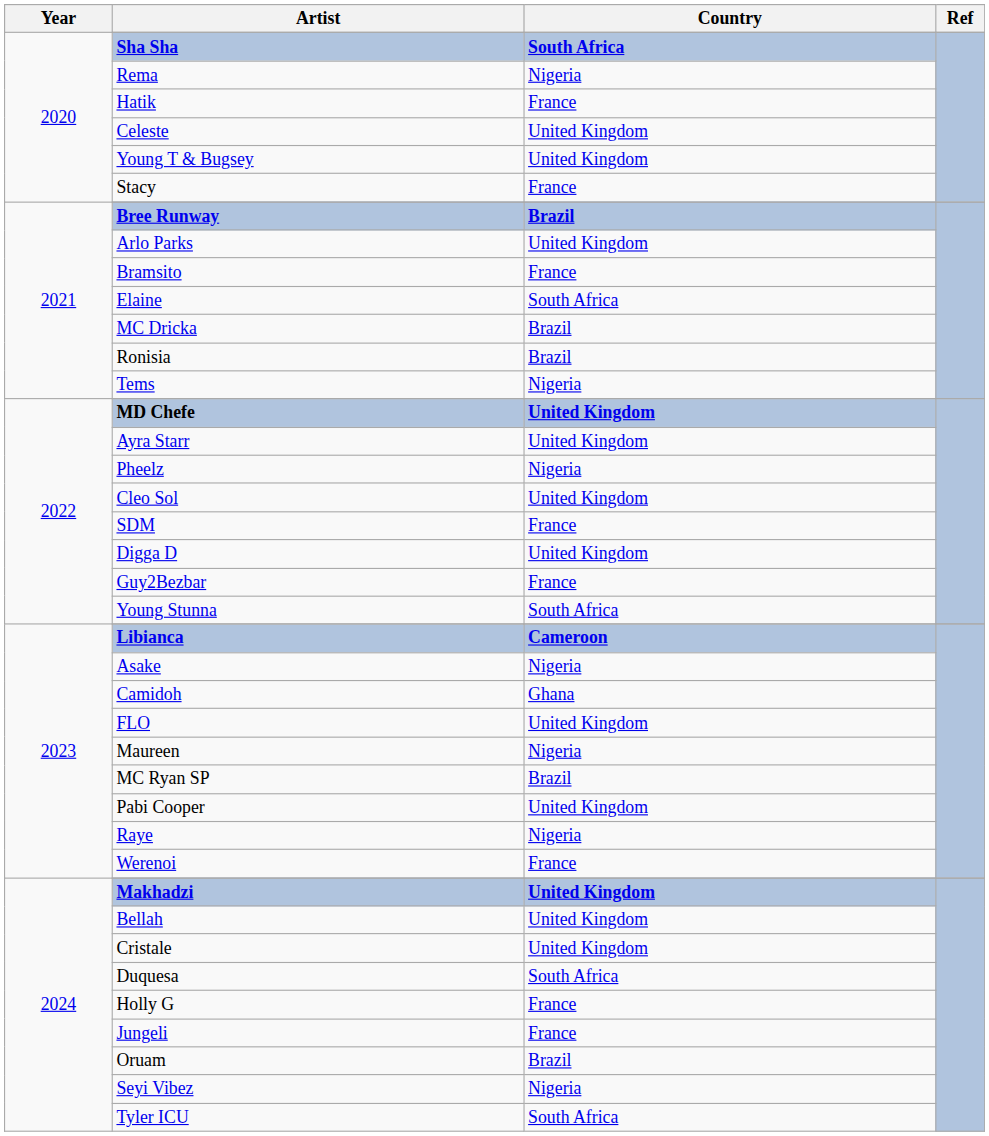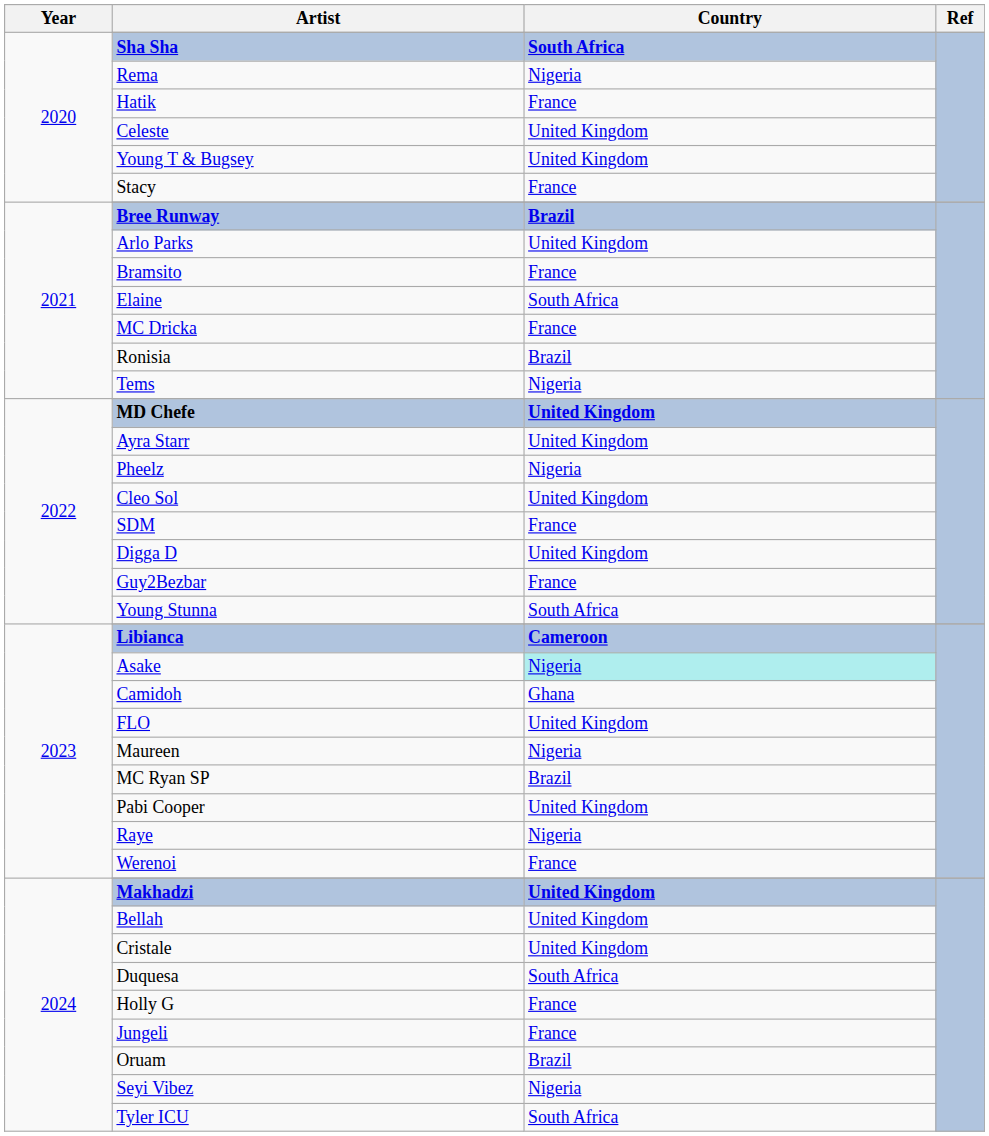(550, 328) Brazil -> (552, 328) France
(555, 666) no background -> (555, 666) paleturquoise background
